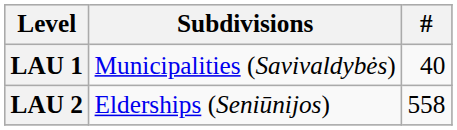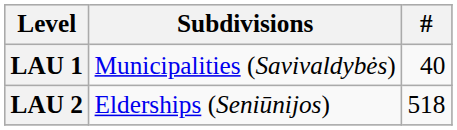(426, 104) 558 -> (426, 104) 518
